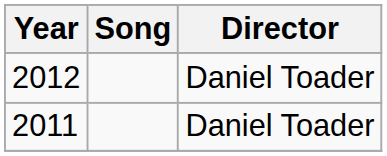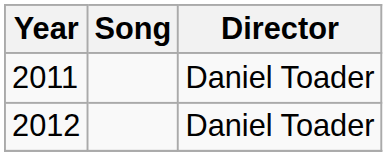rows swapped: (45, 126) <-> (46, 77)
